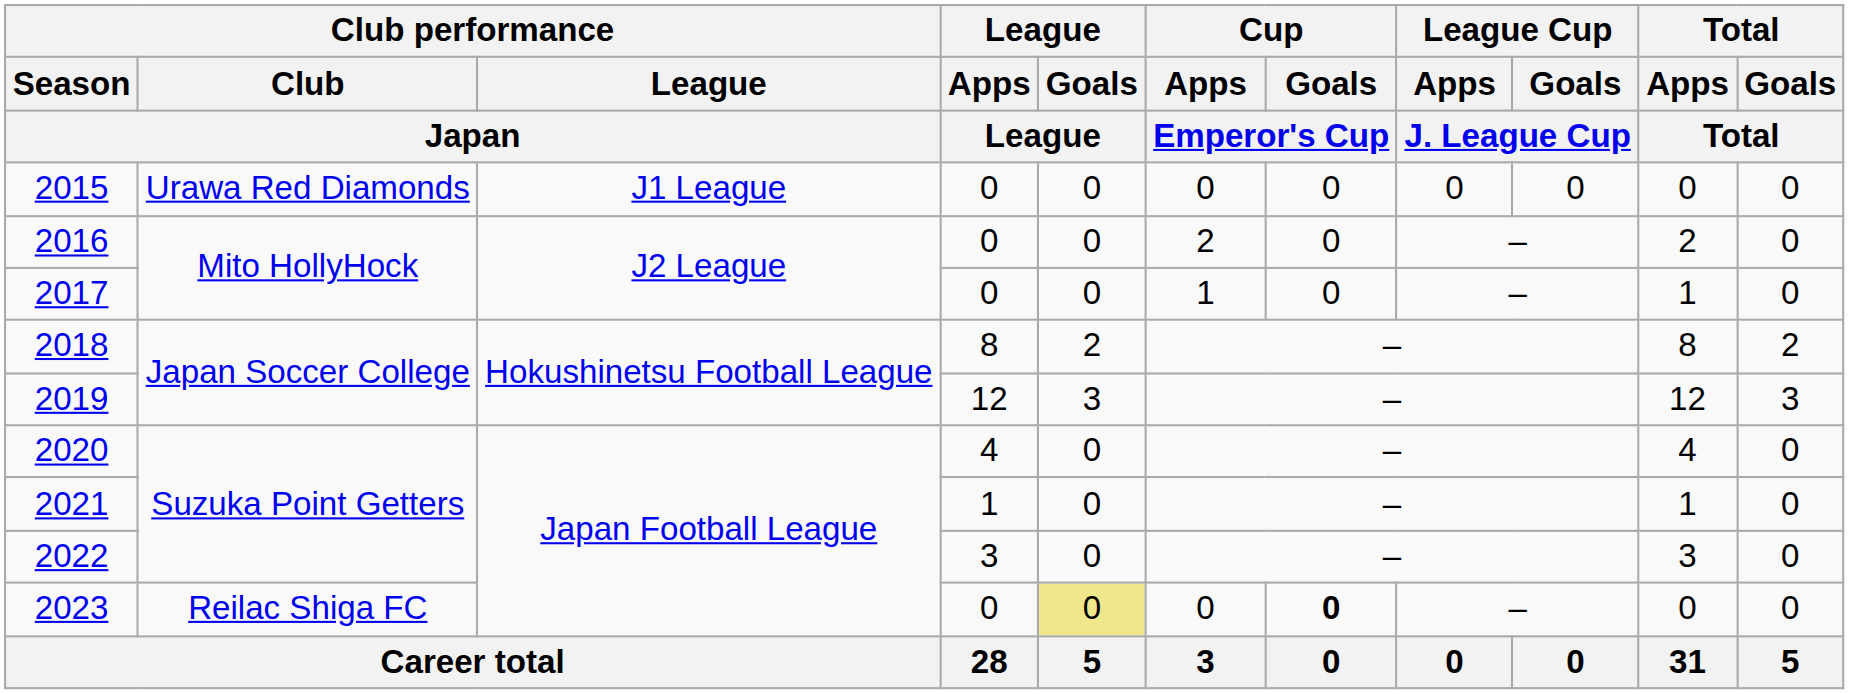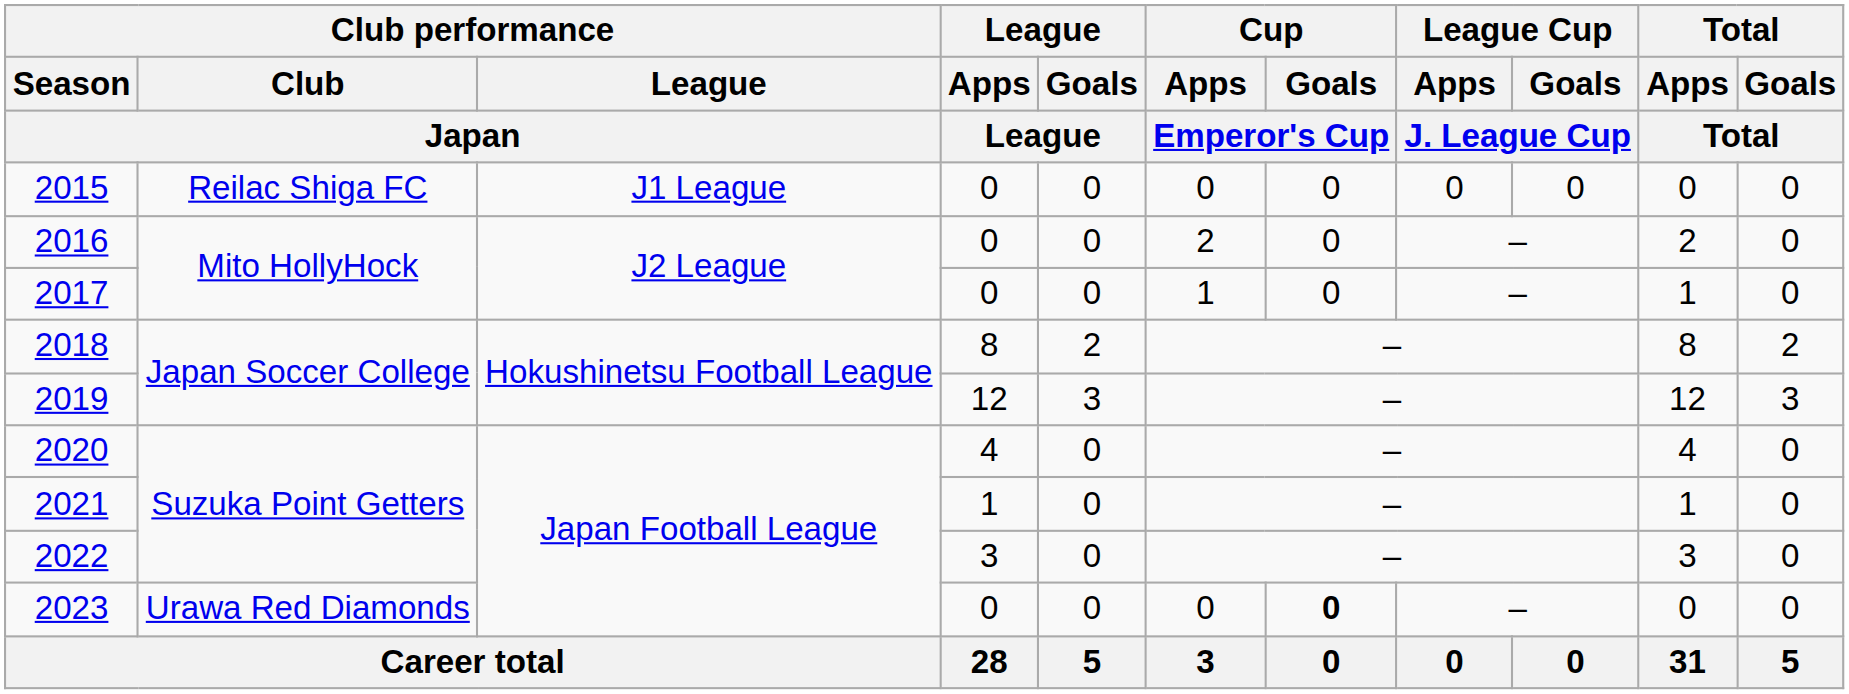(308, 188) Urawa Red Diamonds -> (308, 188) Reilac Shiga FC
(308, 608) Reilac Shiga FC -> (308, 608) Urawa Red Diamonds
(1092, 608) khaki background -> (1092, 608) no background
